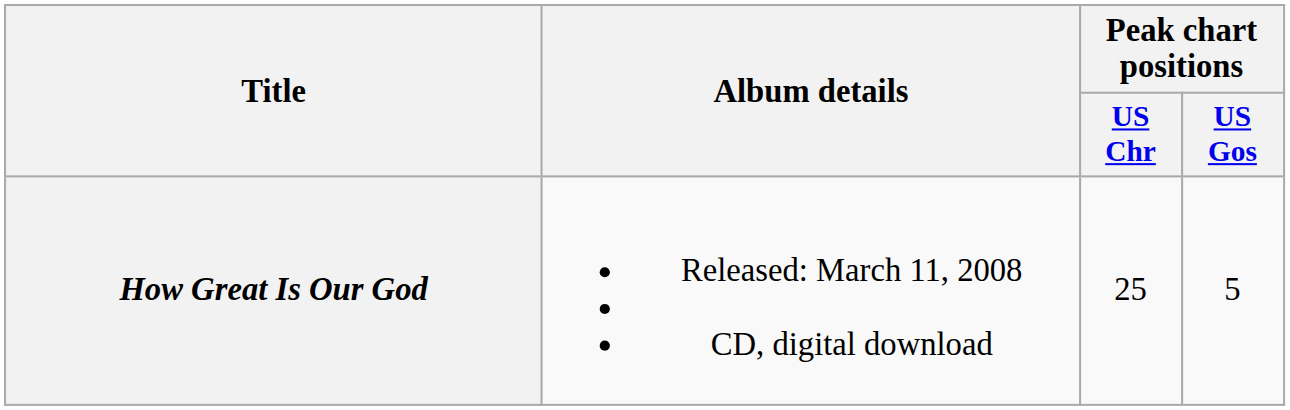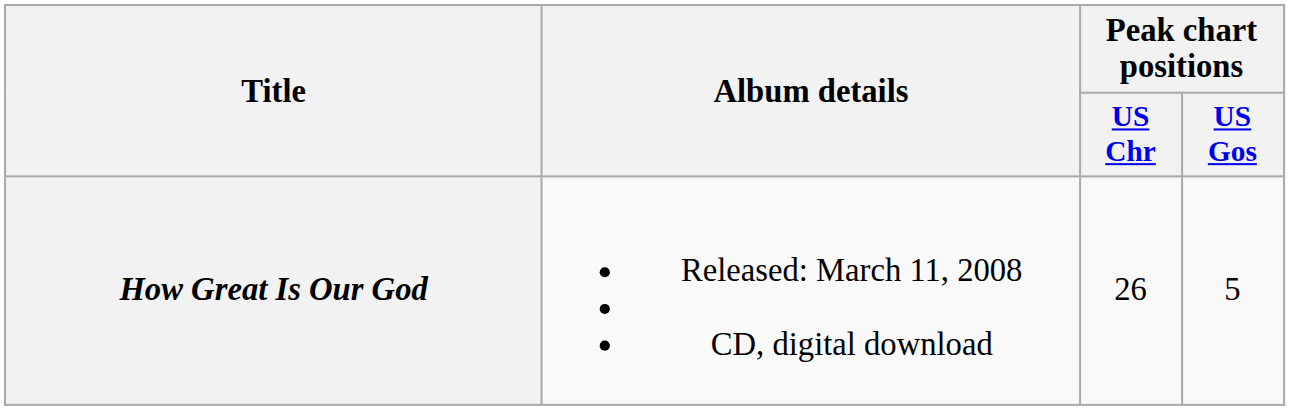(1131, 289) 25 -> (1131, 289) 26
